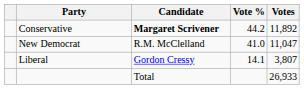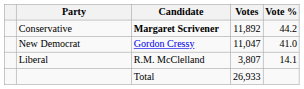columns swapped: (283, 12) <-> (249, 12)
(169, 44) R.M. McClelland -> (164, 44) Gordon Cressy
(164, 60) Gordon Cressy -> (169, 60) R.M. McClelland
